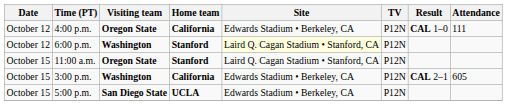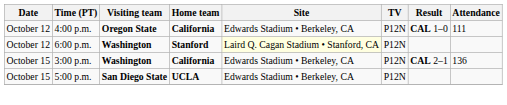- row: (75, 60)
(460, 76) 605 -> (460, 60) 136
